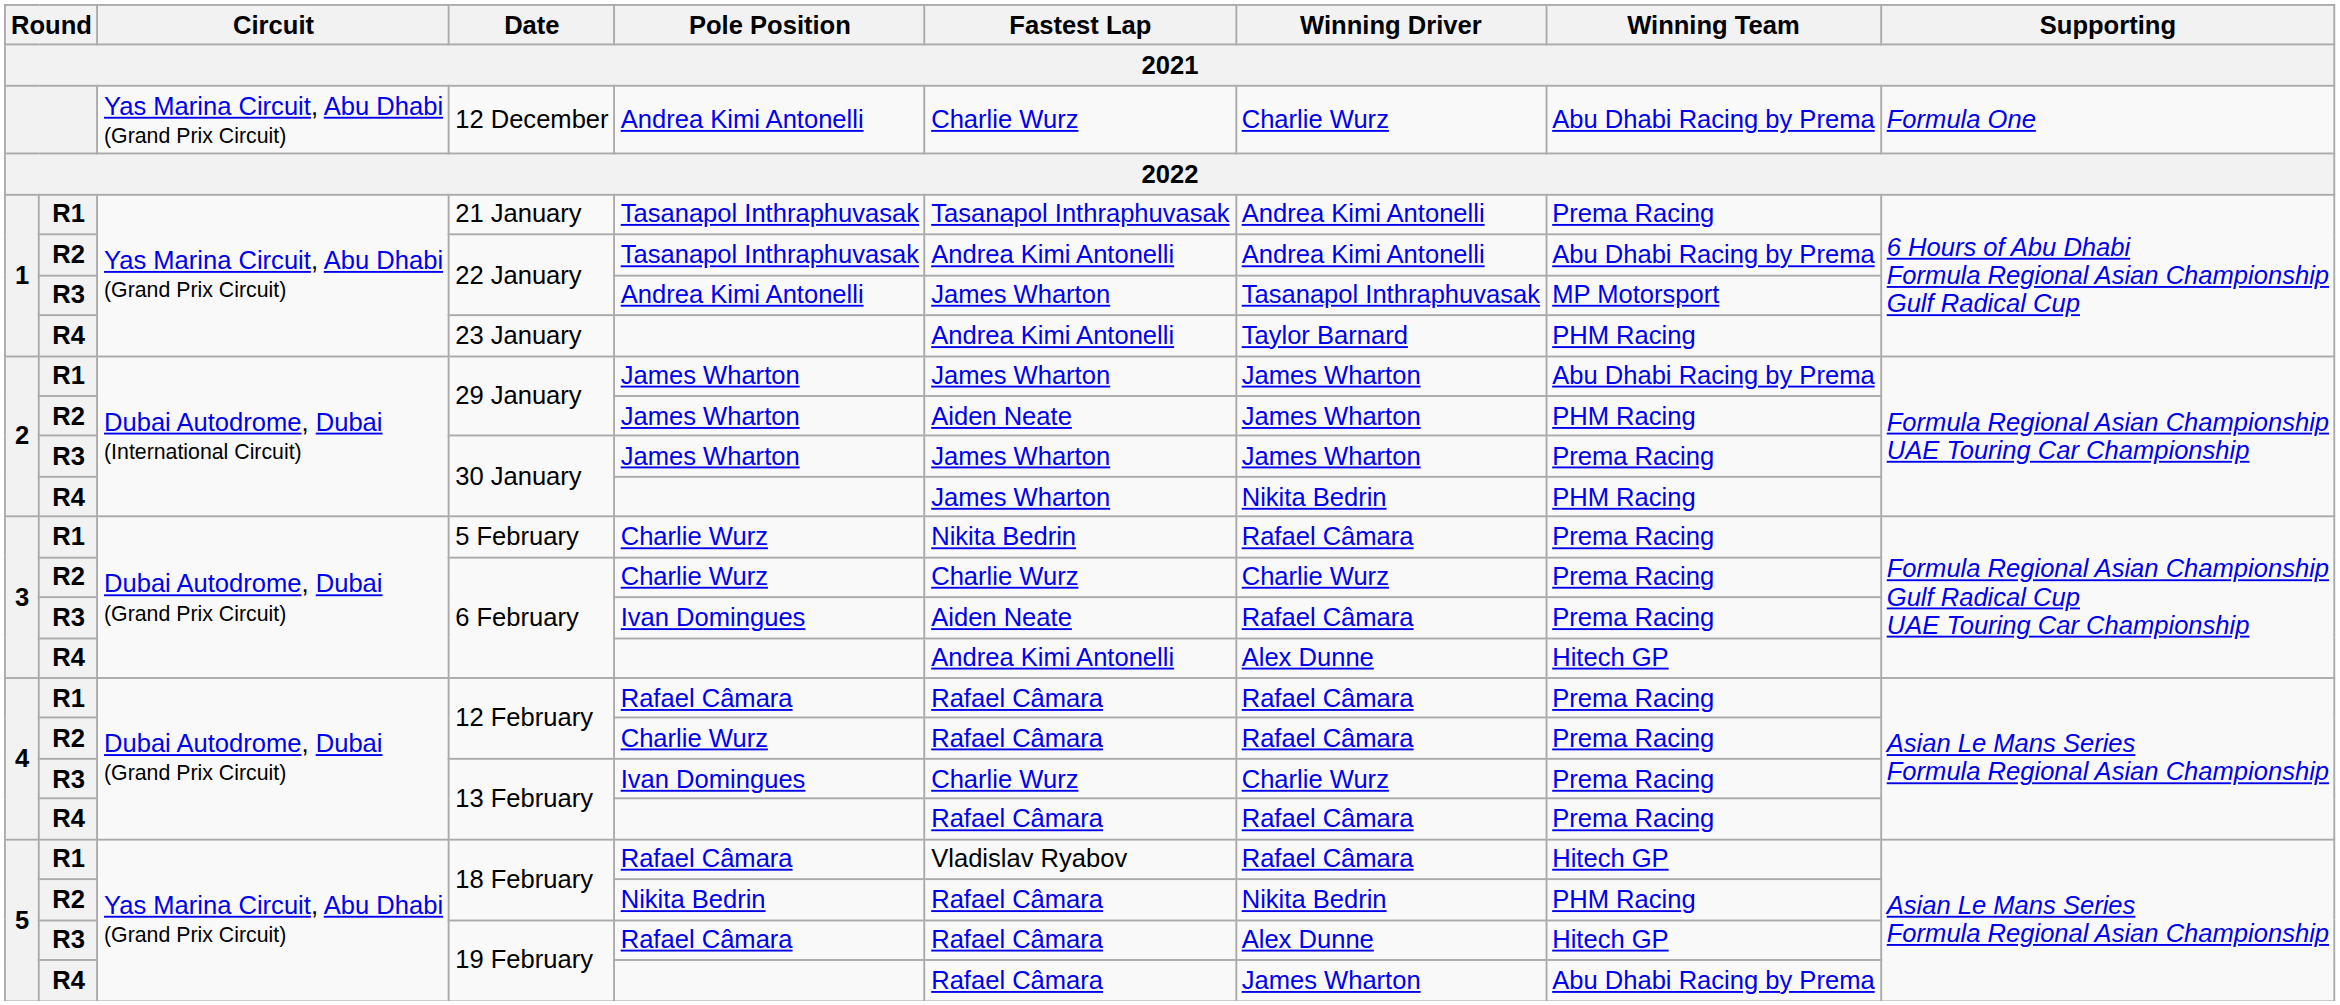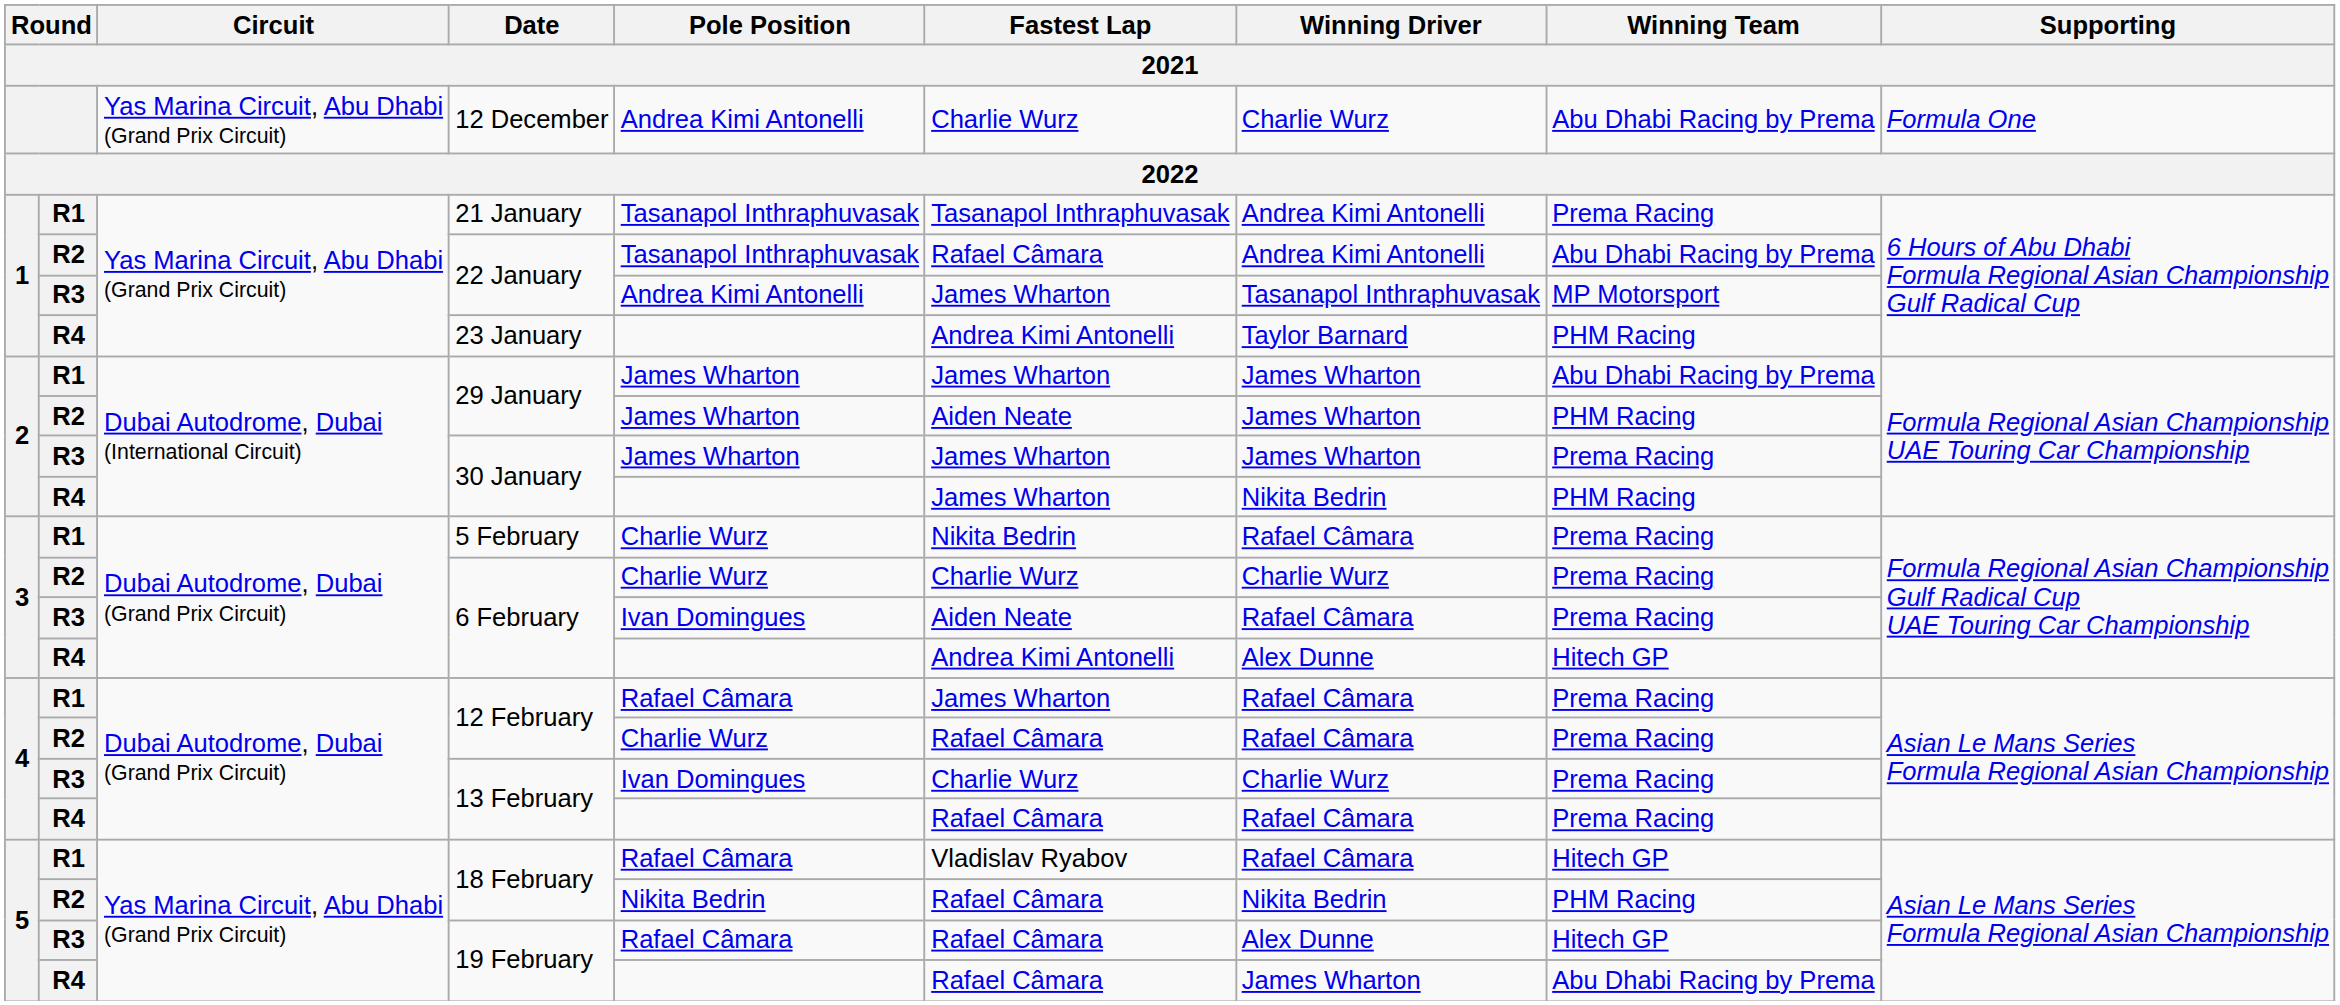(1053, 254) Andrea Kimi Antonelli -> (1017, 254) Rafael Câmara
(1017, 698) Rafael Câmara -> (1021, 698) James Wharton
